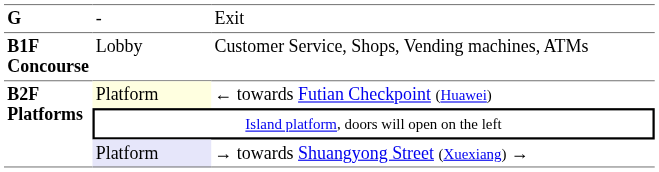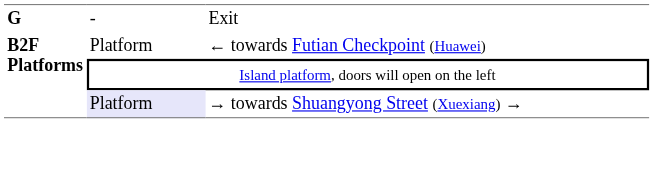- row: (401, 46)
(127, 94) lightyellow background -> (121, 45) no background
